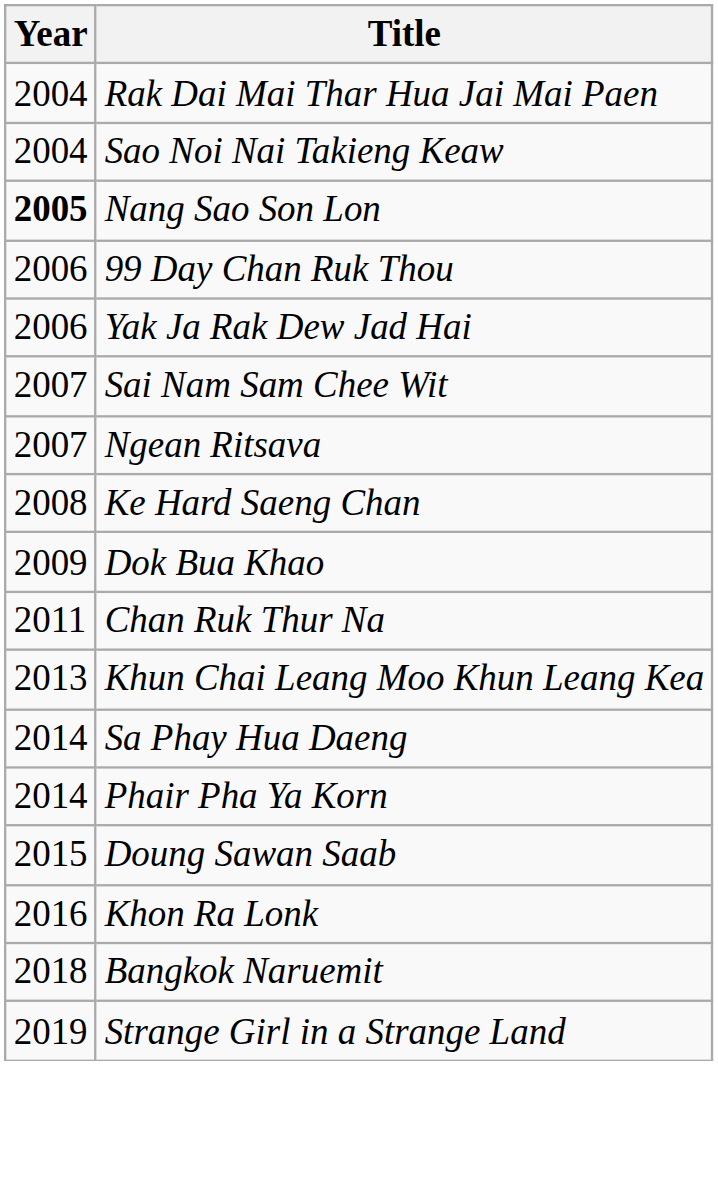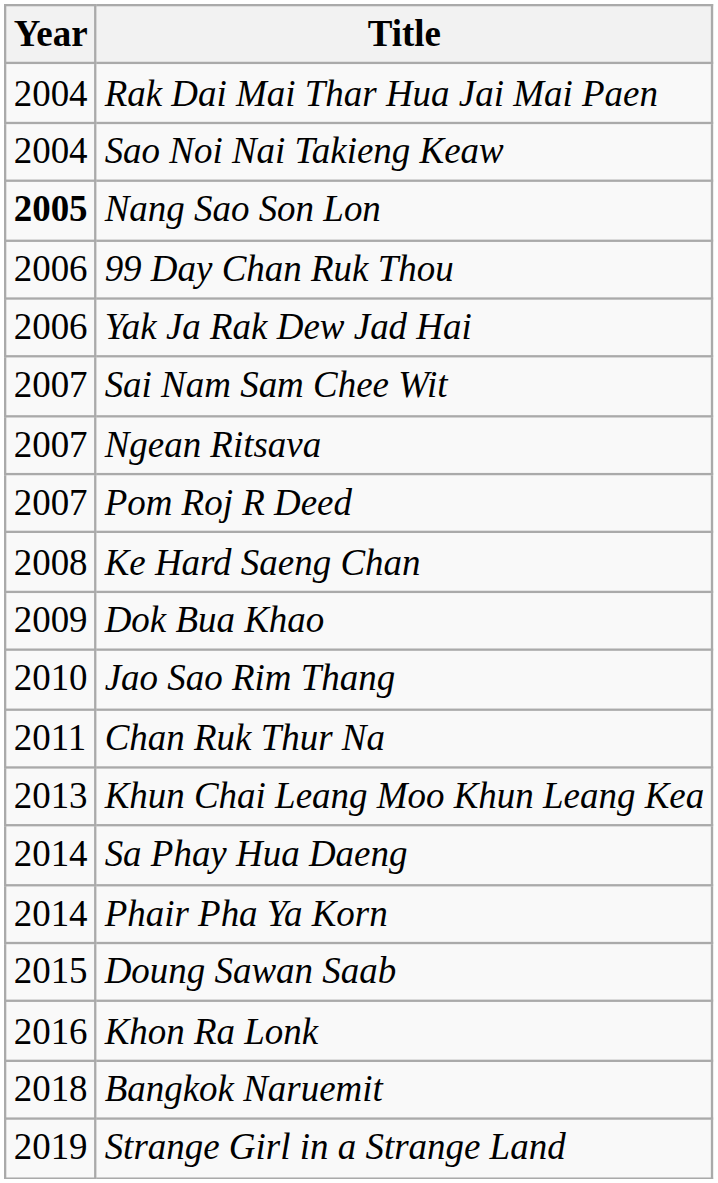+ row: (228, 502)
+ row: (250, 678)
